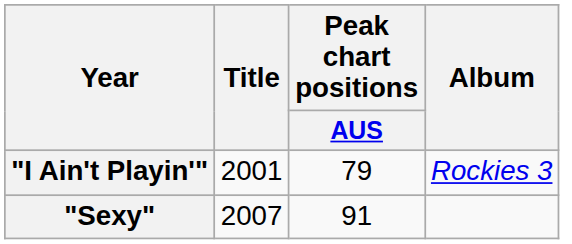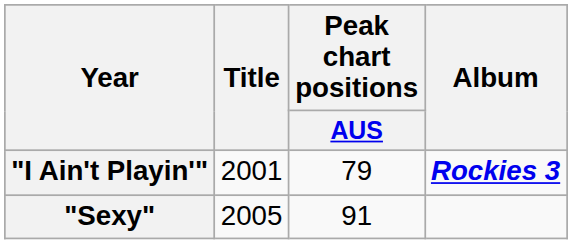(492, 171) normal -> (496, 171) bold
(252, 215) 2007 -> (252, 215) 2005
